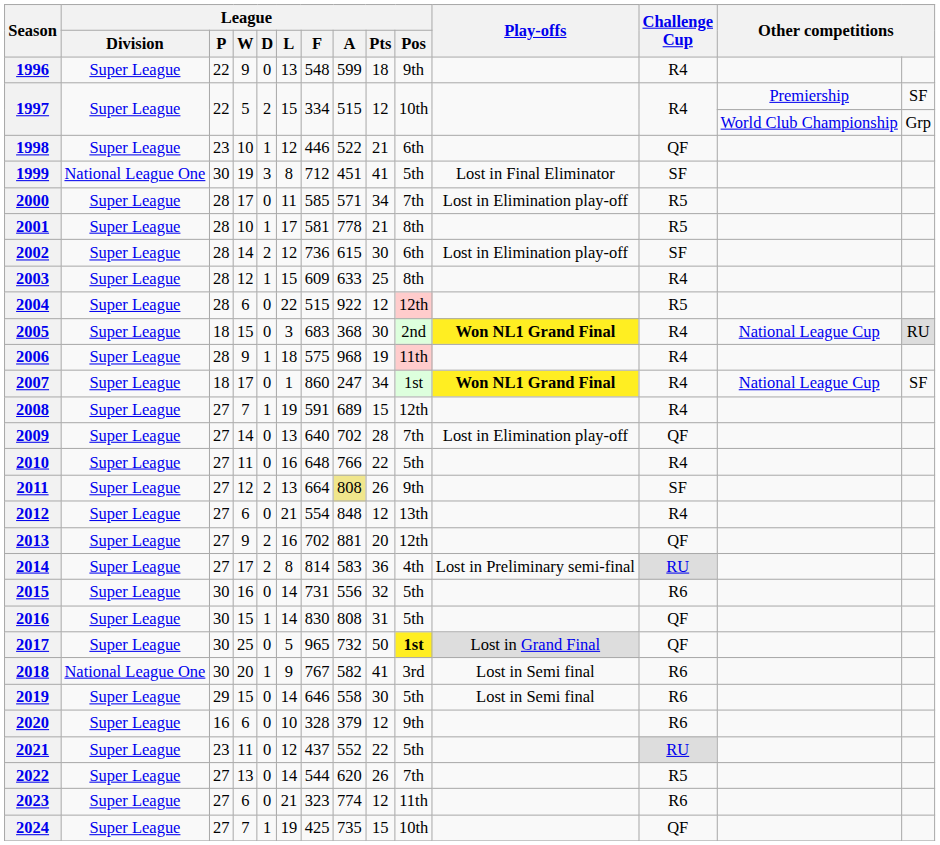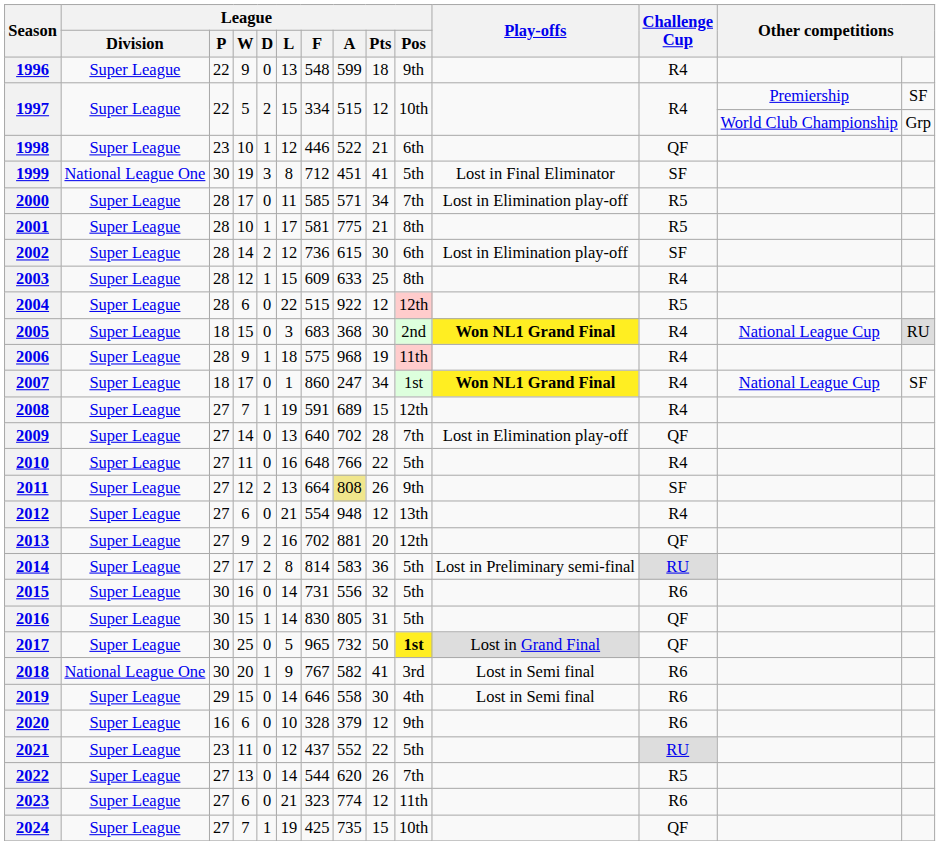(349, 226) 778 -> (349, 226) 775
(349, 514) 848 -> (349, 514) 948
(414, 566) 4th -> (414, 566) 5th
(349, 618) 808 -> (349, 618) 805
(414, 697) 5th -> (414, 697) 4th
